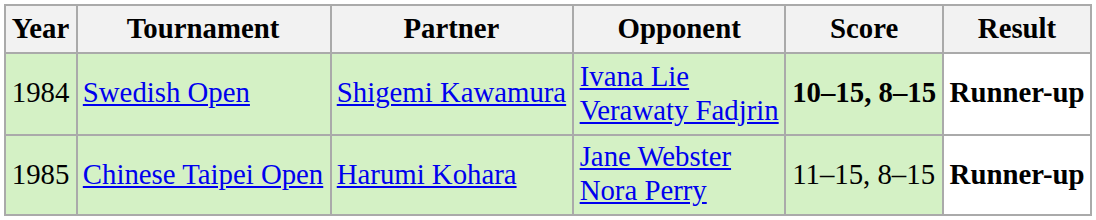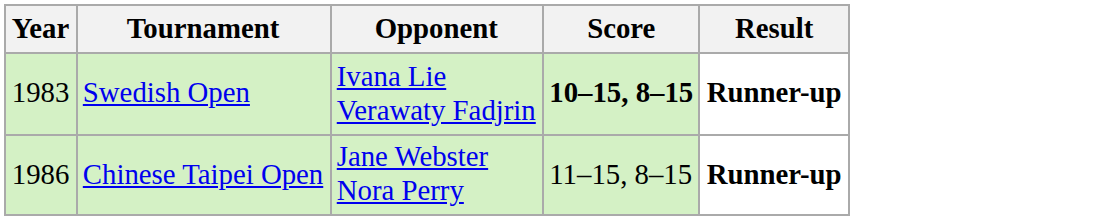- column: (451, 28)
(41, 93) 1984 -> (41, 93) 1983
(41, 174) 1985 -> (41, 174) 1986
